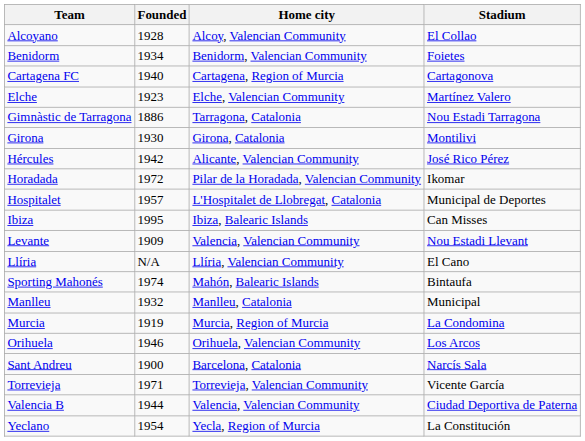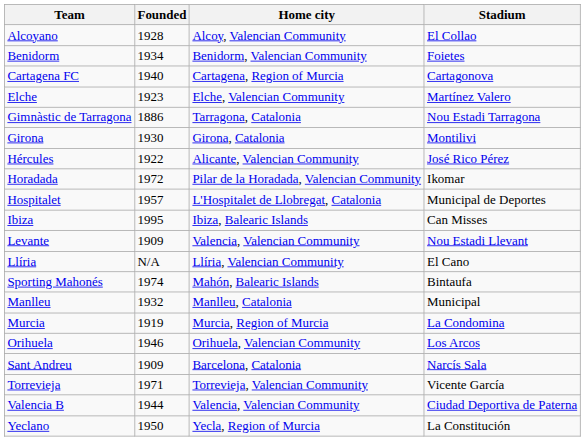(150, 158) 1942 -> (150, 158) 1922
(150, 364) 1900 -> (150, 364) 1909
(150, 425) 1954 -> (150, 425) 1950
